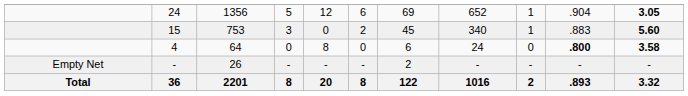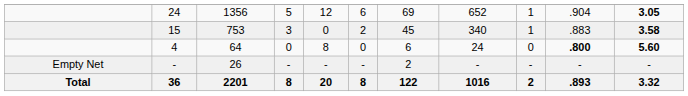(649, 30) 5.60 -> (649, 30) 3.58
(649, 47) 3.58 -> (649, 47) 5.60
